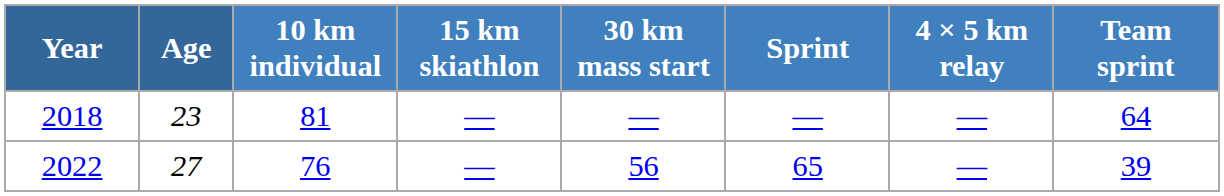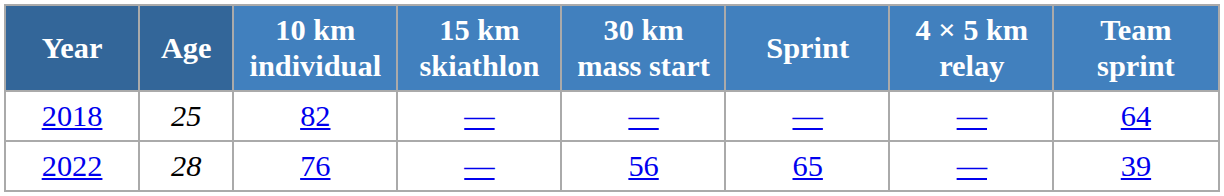(186, 115) 23 -> (186, 115) 25
(315, 115) 81 -> (315, 115) 82
(186, 166) 27 -> (186, 166) 28
